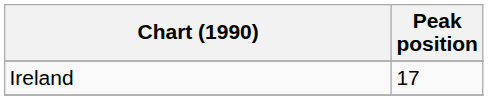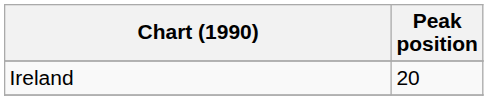(408, 77) 17 -> (408, 77) 20
